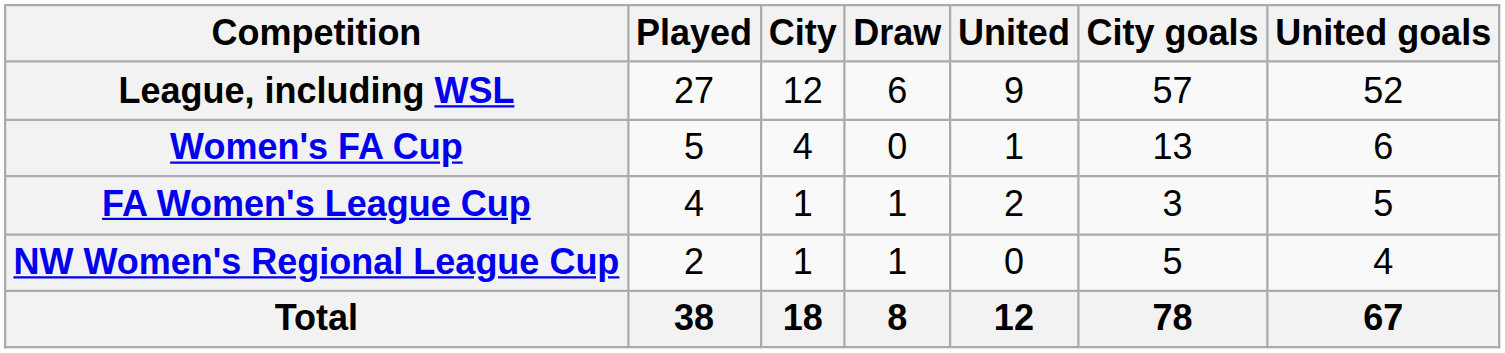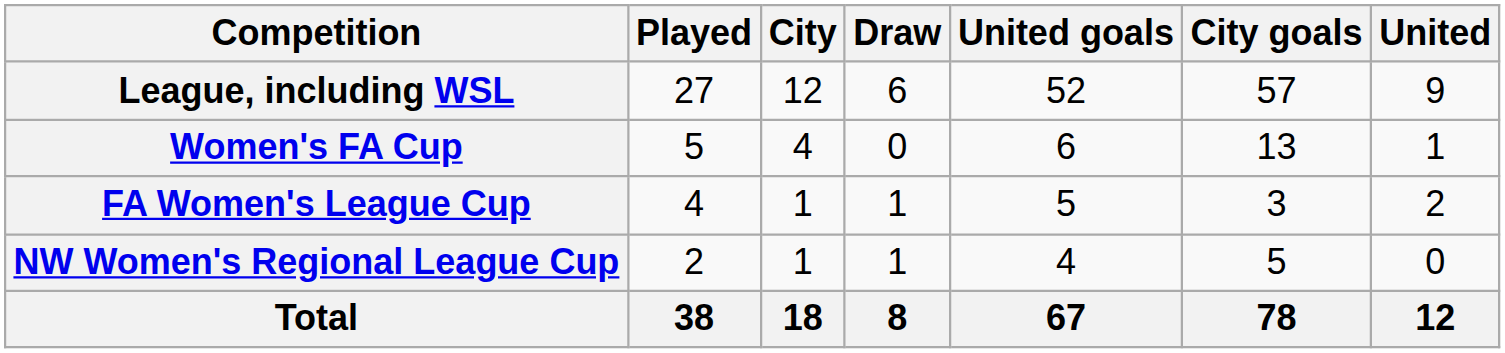columns swapped: (1014, 33) <-> (1383, 33)
